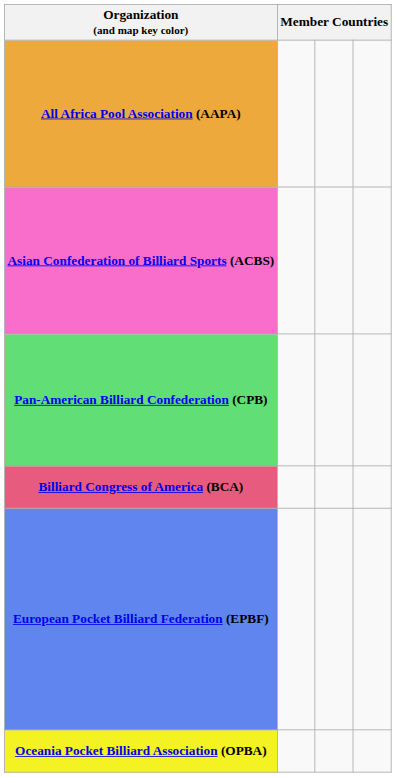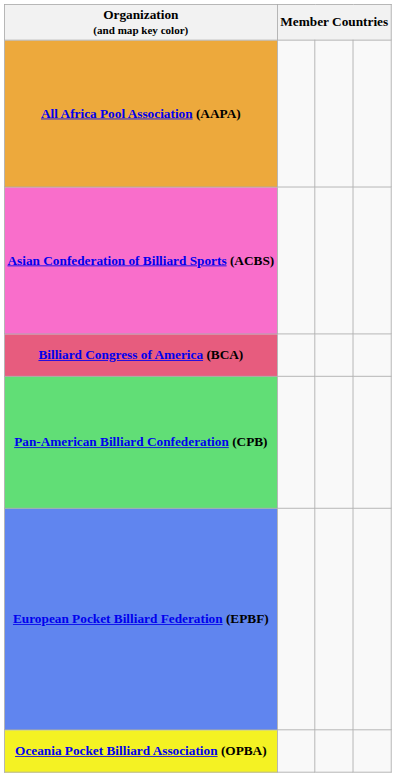rows swapped: (141, 487) <-> (141, 400)
